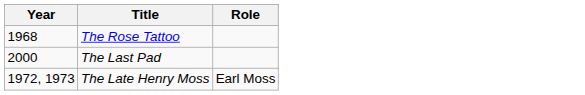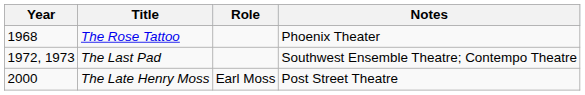+ column: (429, 15)
(22, 57) 2000 -> (41, 57) 1972, 1973
(41, 79) 1972, 1973 -> (22, 79) 2000
